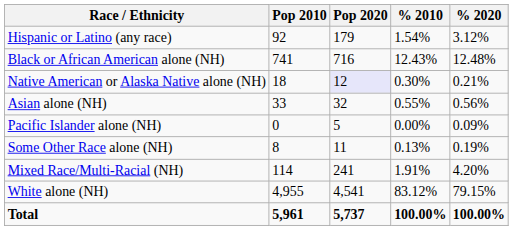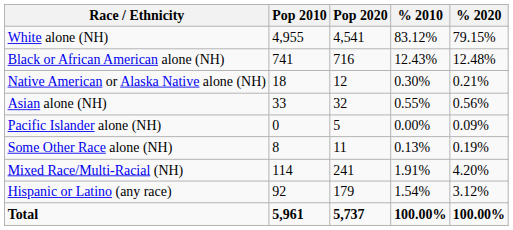rows swapped: (58, 192) <-> (90, 37)
(340, 81) lavender background -> (340, 81) no background
